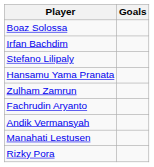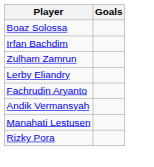- row: (40, 59)
- row: (60, 75)
+ row: (38, 75)
